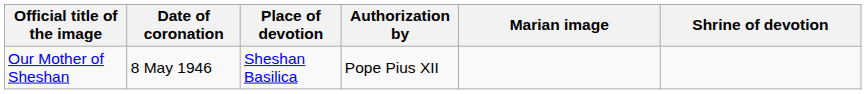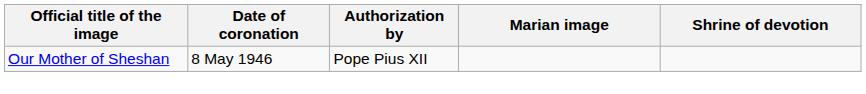- column: (291, 25)
